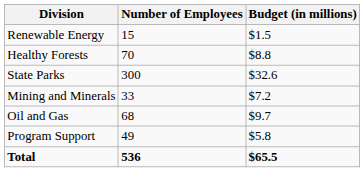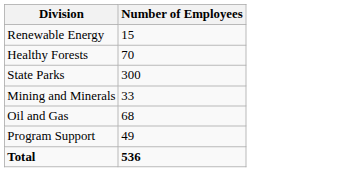- column: (303, 14)
